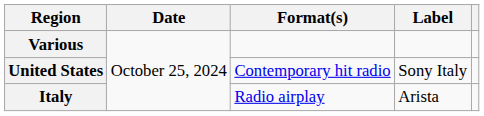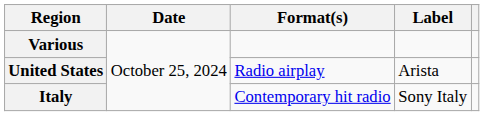(313, 70) Contemporary hit radio -> (279, 70) Radio airplay
(433, 70) Sony Italy -> (419, 70) Arista
(279, 96) Radio airplay -> (313, 96) Contemporary hit radio
(419, 96) Arista -> (433, 96) Sony Italy
